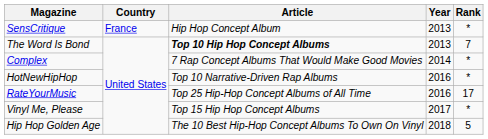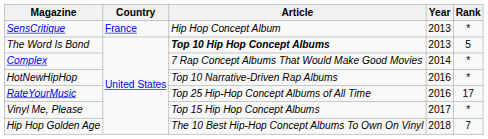(468, 45) 7 -> (468, 45) 5
(468, 126) 5 -> (468, 126) 7
